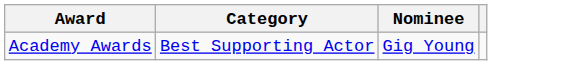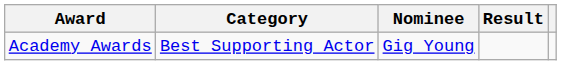+ column: (513, 19)
